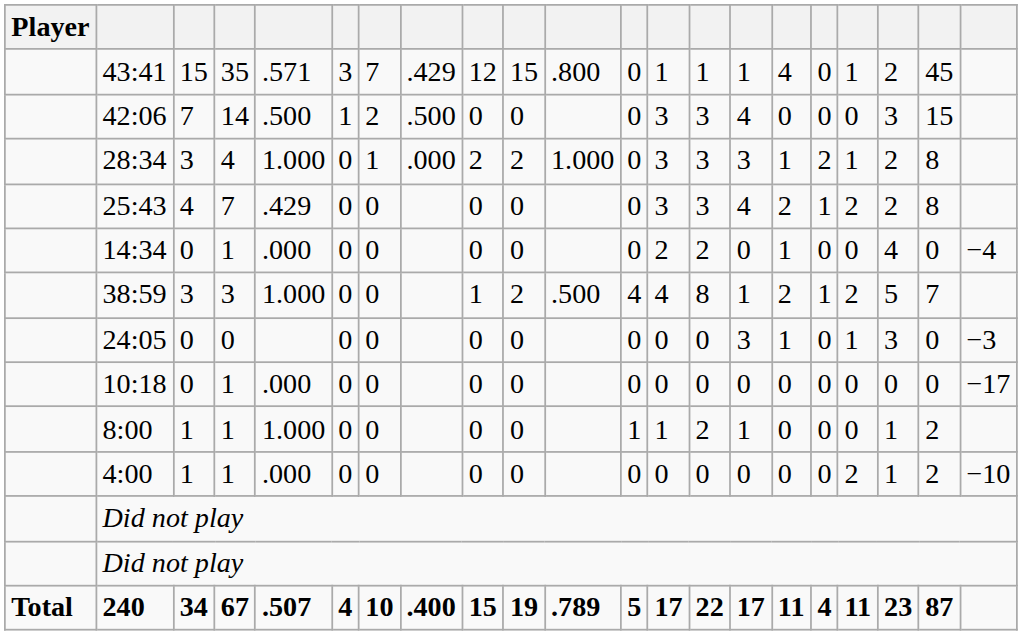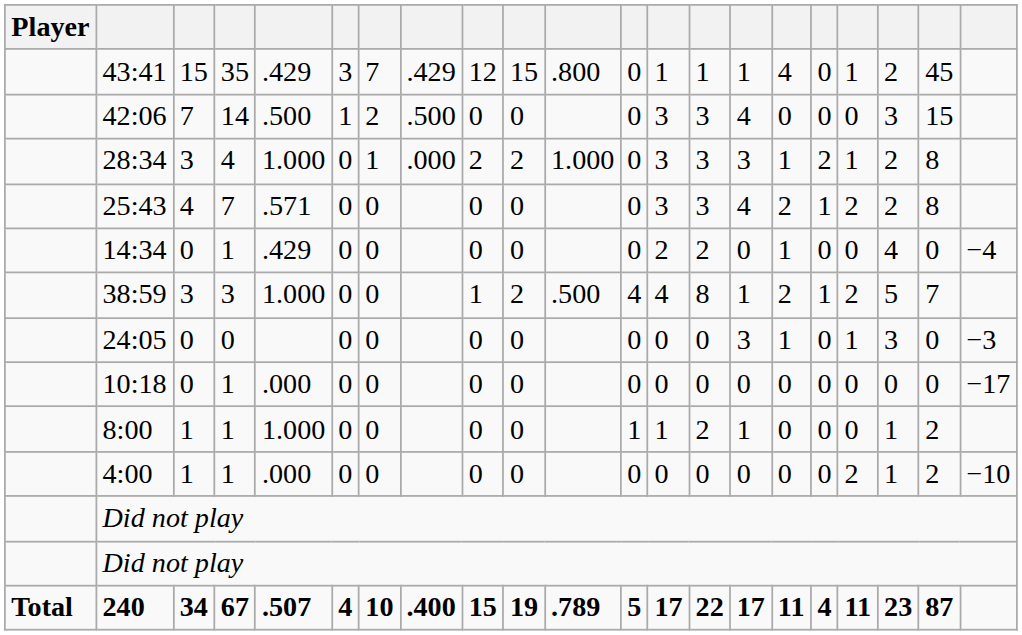(287, 71) .571 -> (287, 71) .429
(287, 205) .429 -> (287, 205) .571
(287, 250) .000 -> (287, 250) .429
